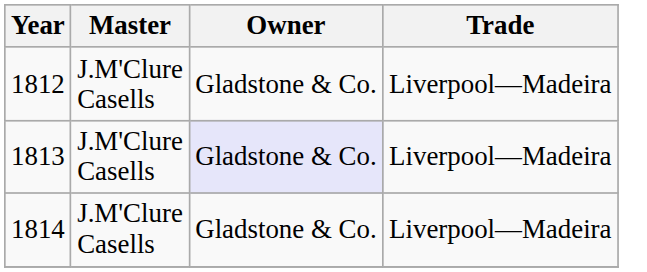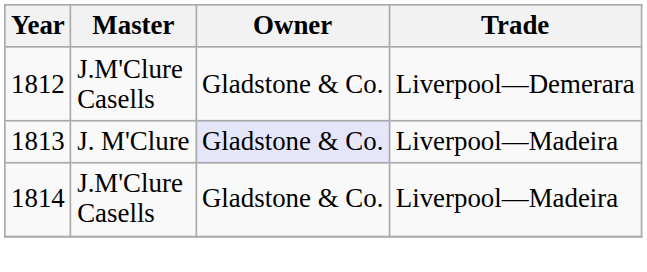(500, 83) Liverpool—Madeira -> (515, 83) Liverpool—Demerara
(130, 156) J.M'Clure Casells -> (133, 141) J. M'Clure
